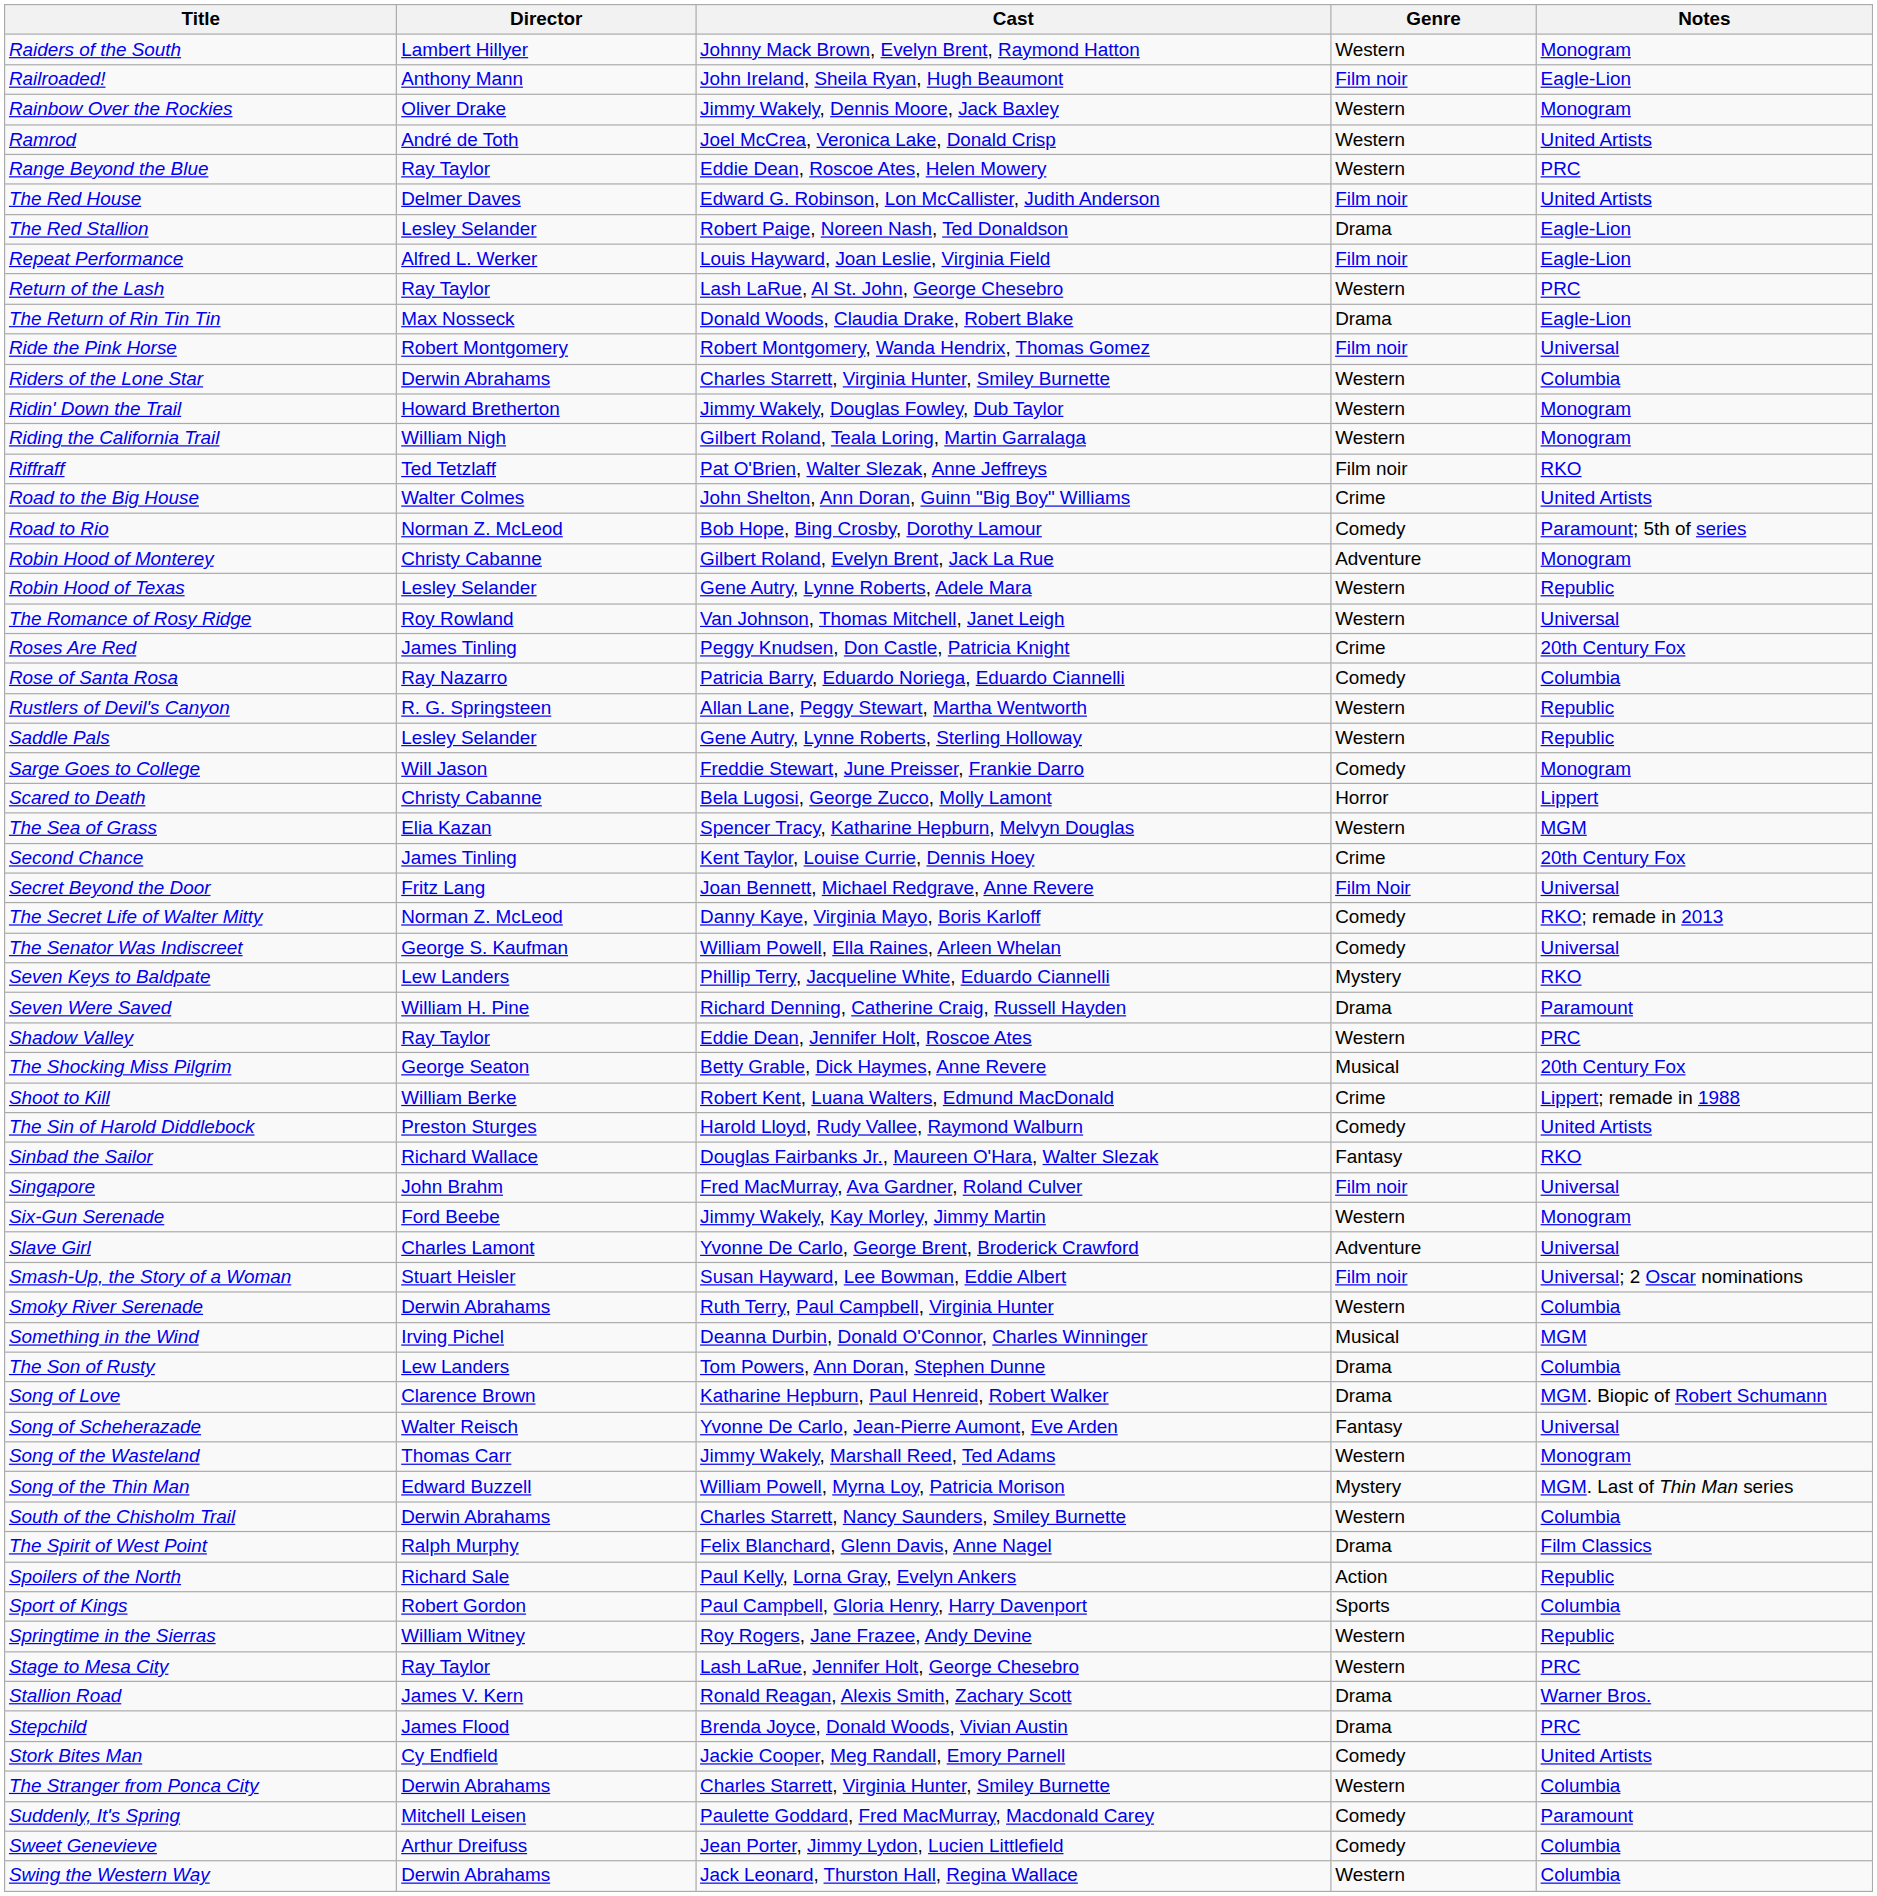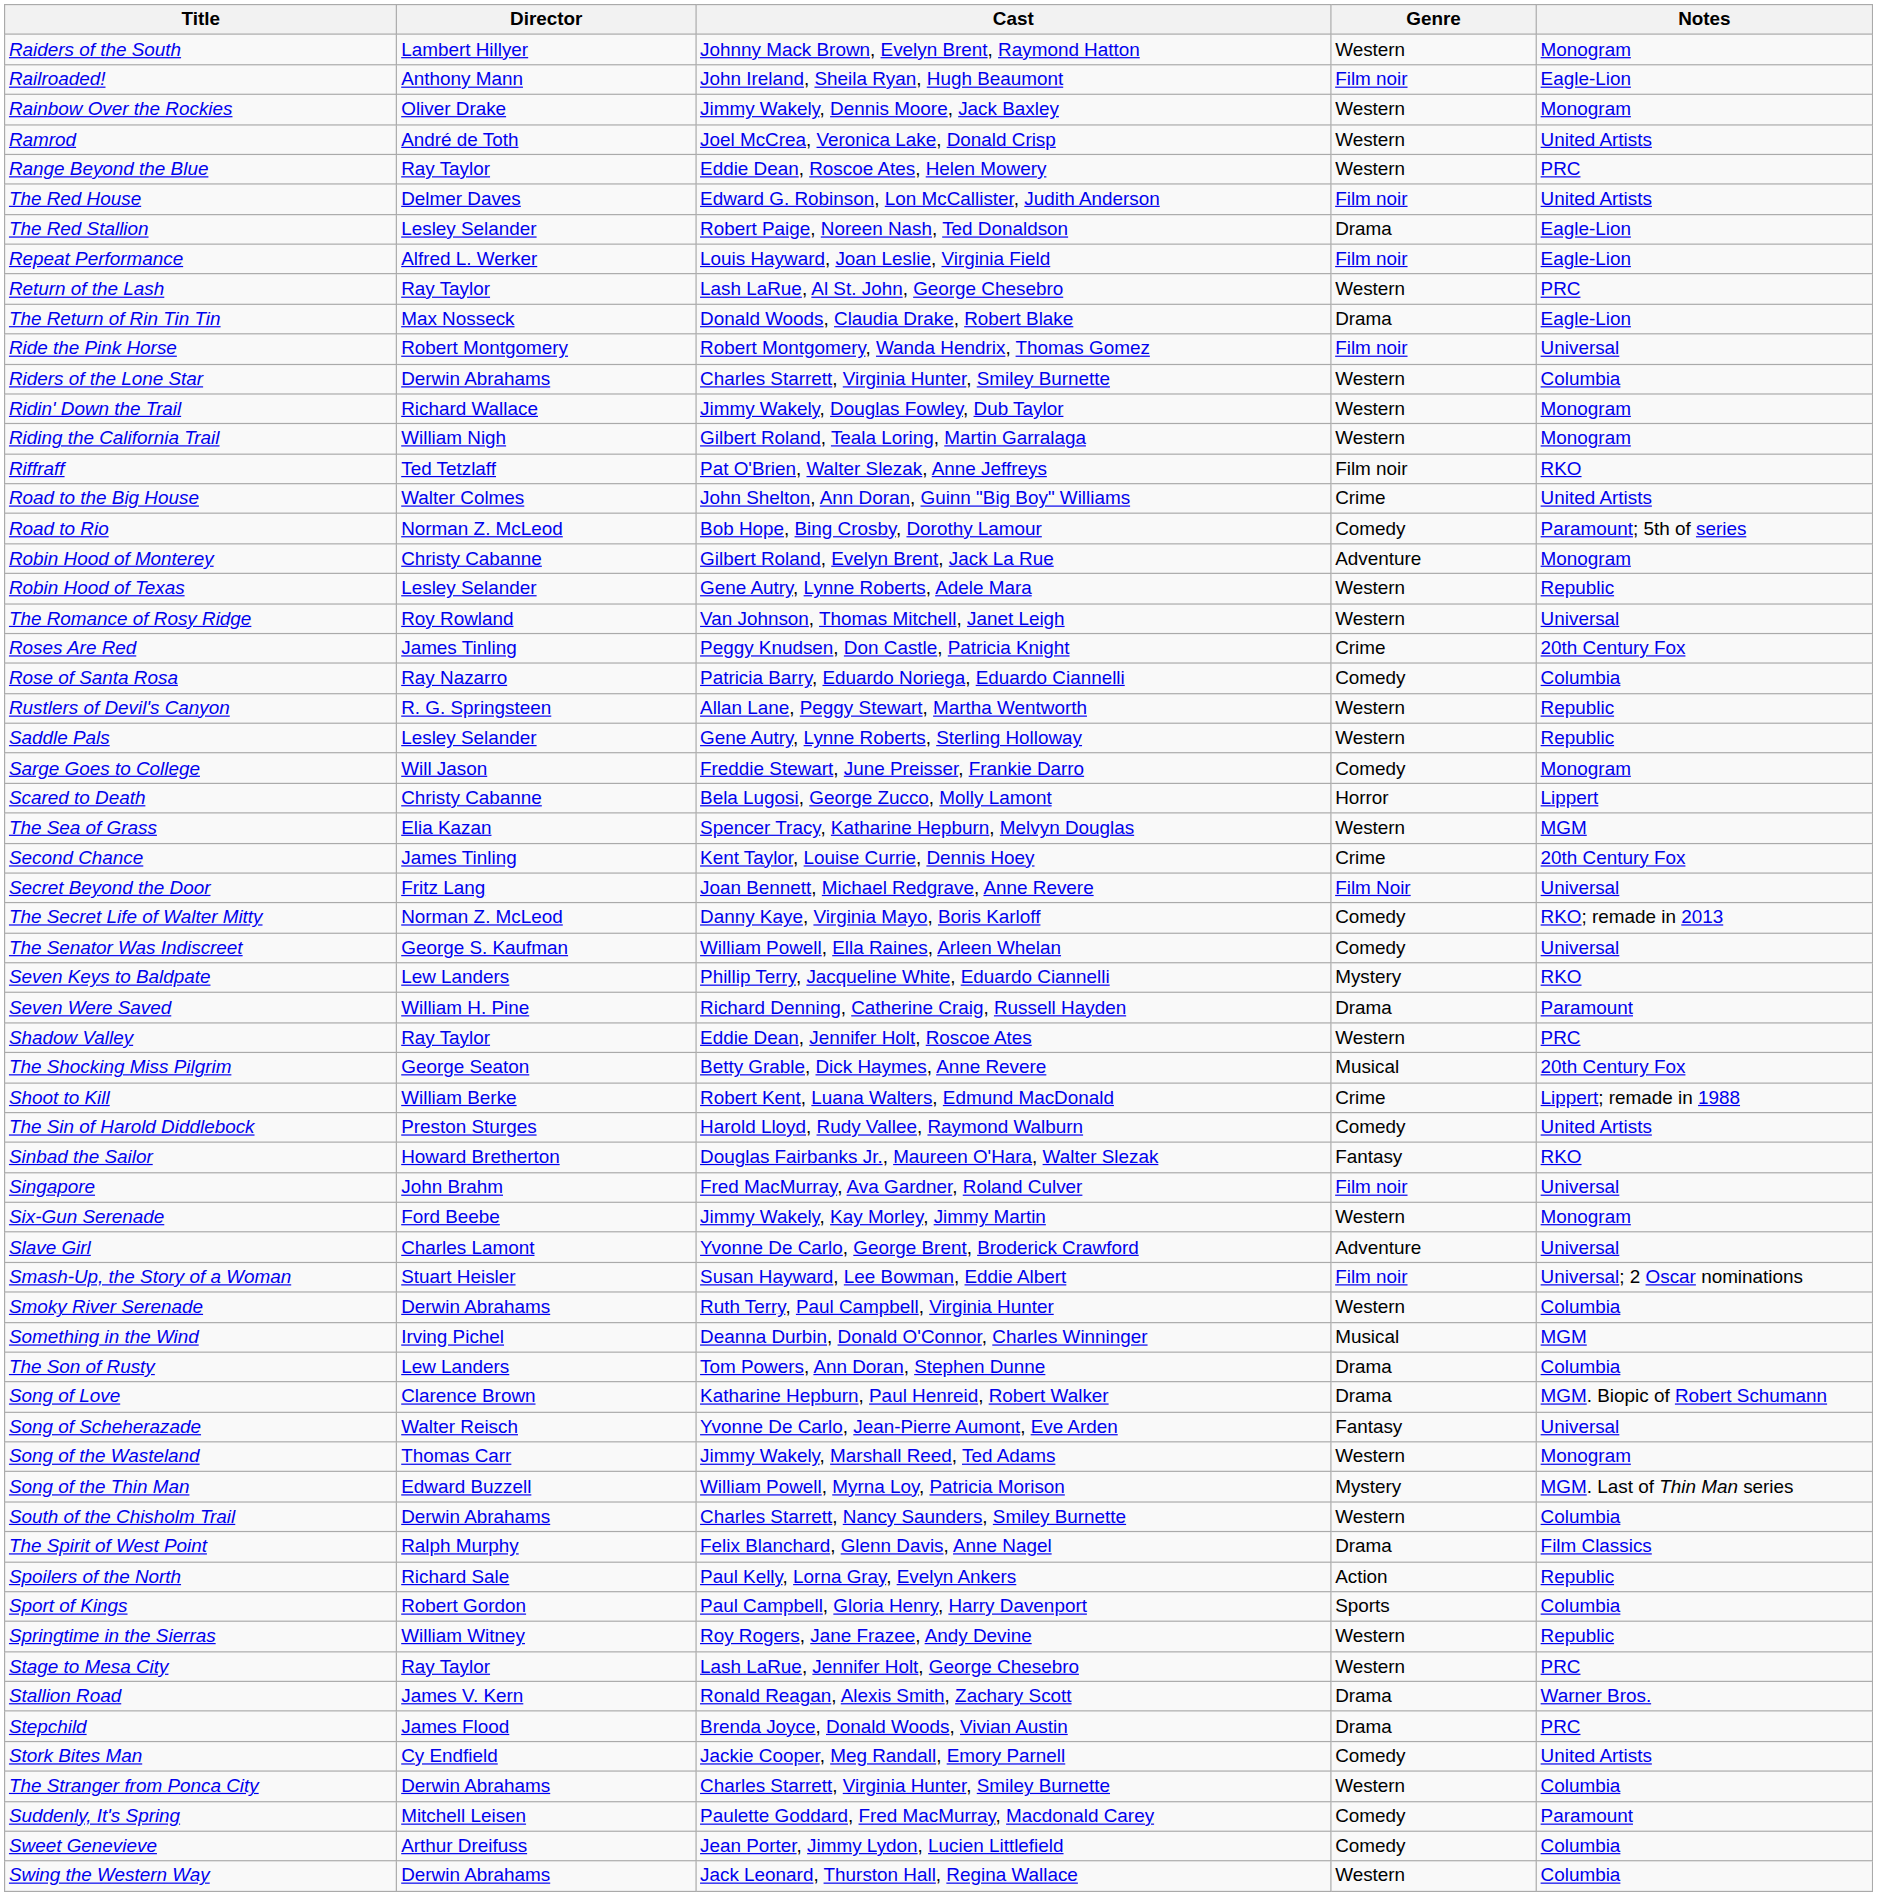(480, 408) Howard Bretherton -> (470, 408) Richard Wallace
(470, 1157) Richard Wallace -> (480, 1157) Howard Bretherton
